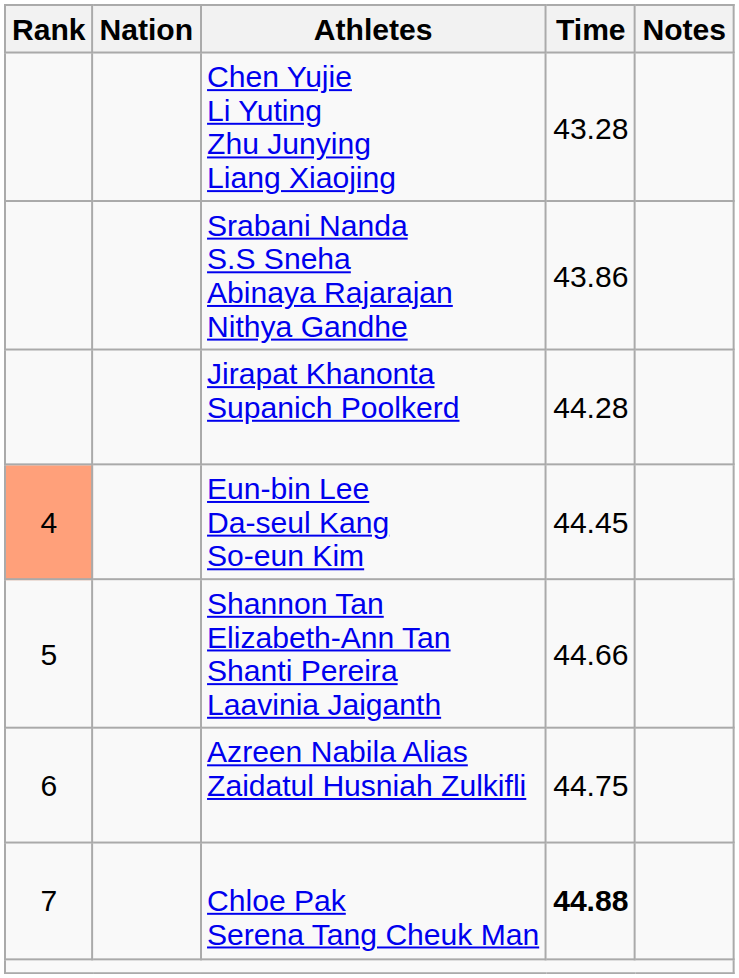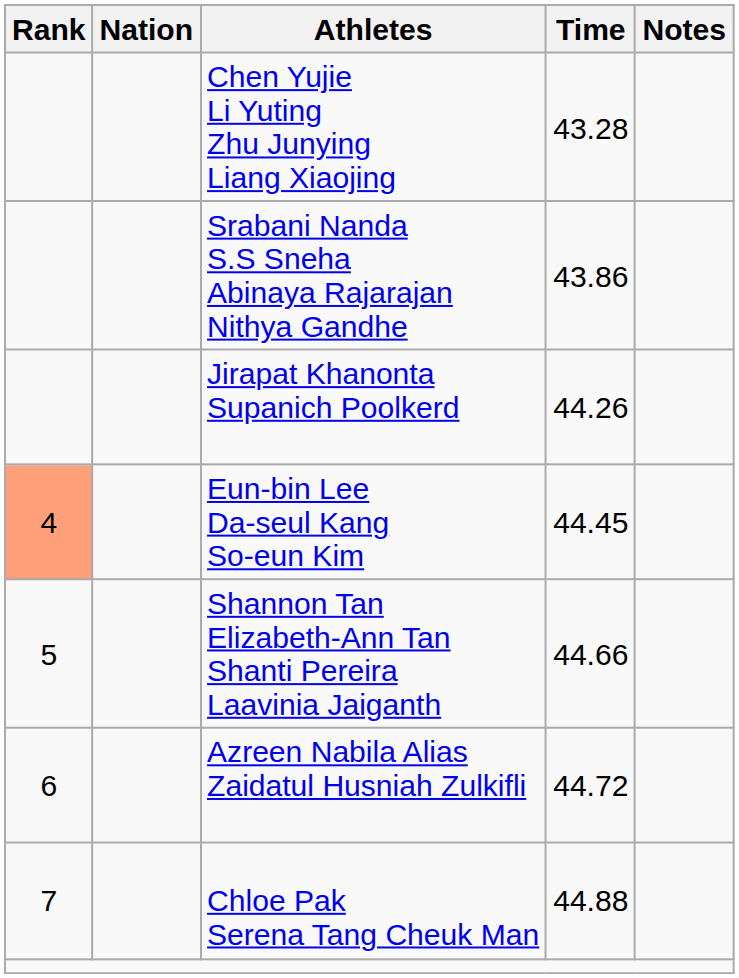(591, 408) 44.28 -> (591, 408) 44.26
(591, 786) 44.75 -> (591, 786) 44.72
(591, 901) bold -> (591, 901) normal
